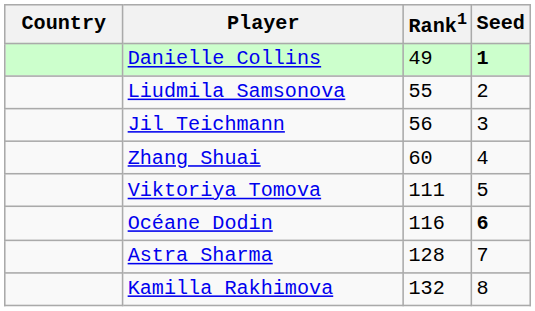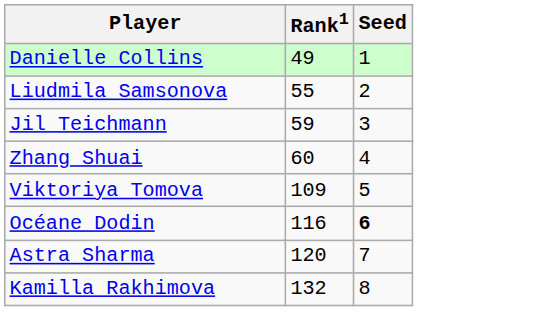- column: (64, 24)
(483, 59) bold -> (365, 59) normal
(421, 125) 56 -> (303, 125) 59
(427, 191) 111 -> (309, 191) 109
(427, 256) 128 -> (309, 256) 120
